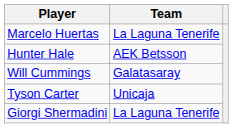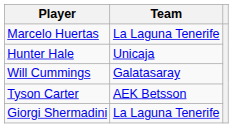(150, 53) AEK Betsson -> (134, 53) Unicaja
(134, 93) Unicaja -> (150, 93) AEK Betsson
